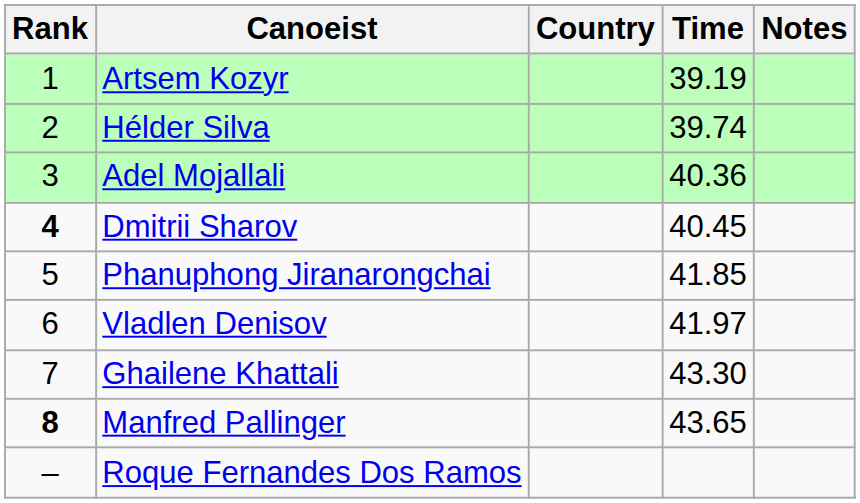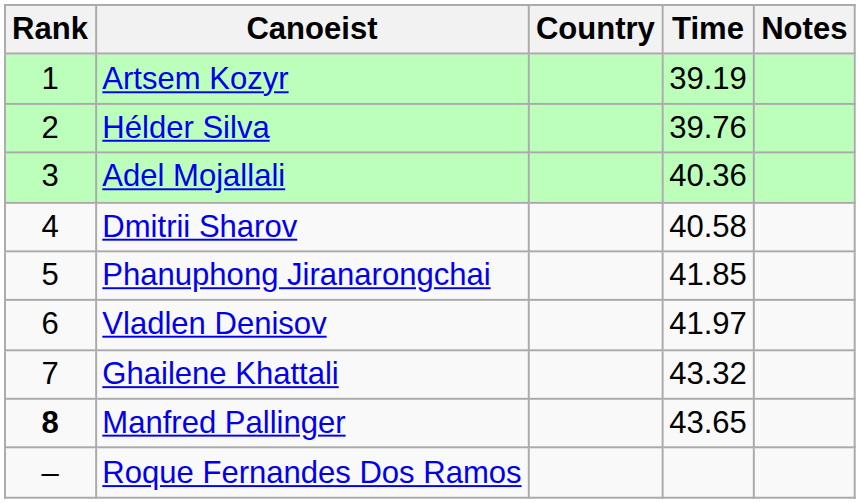(708, 127) 39.74 -> (708, 127) 39.76
(50, 226) bold -> (50, 226) normal
(708, 226) 40.45 -> (708, 226) 40.58
(708, 373) 43.30 -> (708, 373) 43.32
